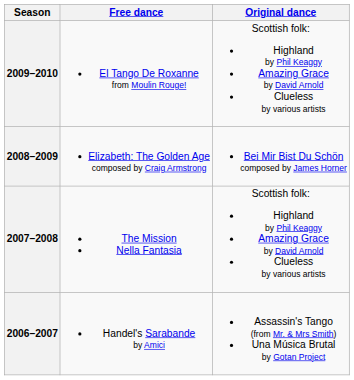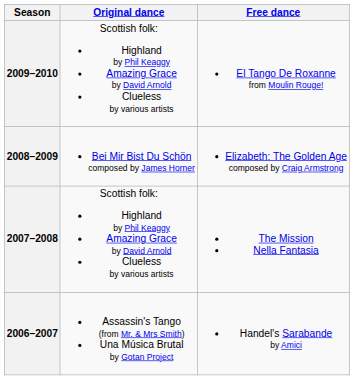columns swapped: (281, 12) <-> (136, 12)
